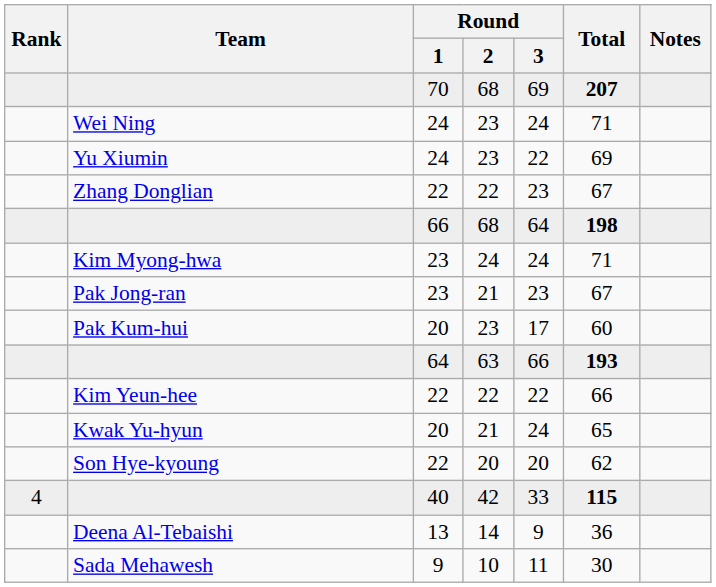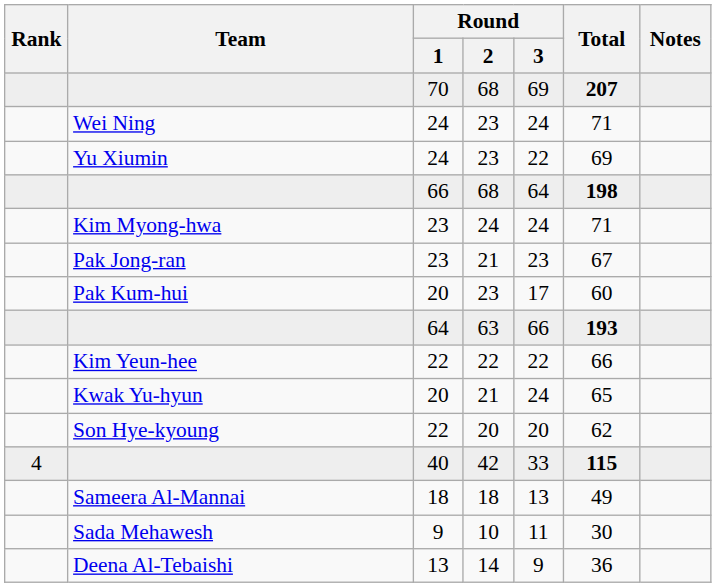- row: (143, 191)
+ row: (159, 497)
rows swapped: (153, 531) <-> (143, 565)
